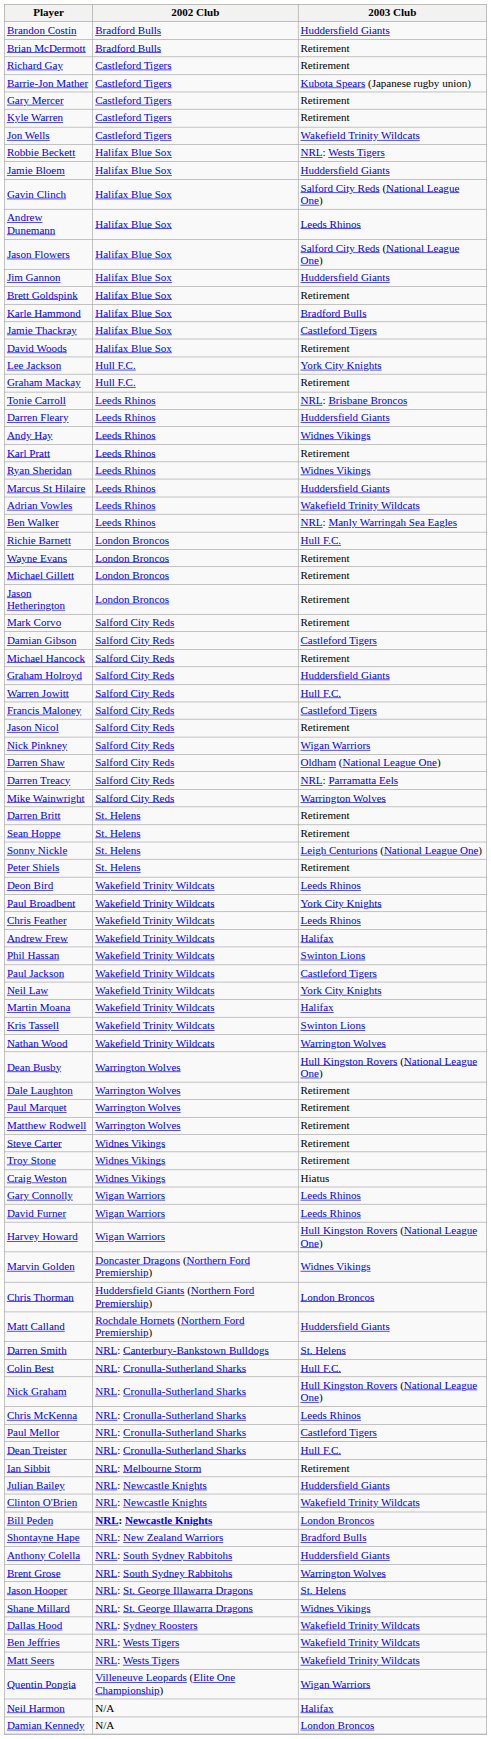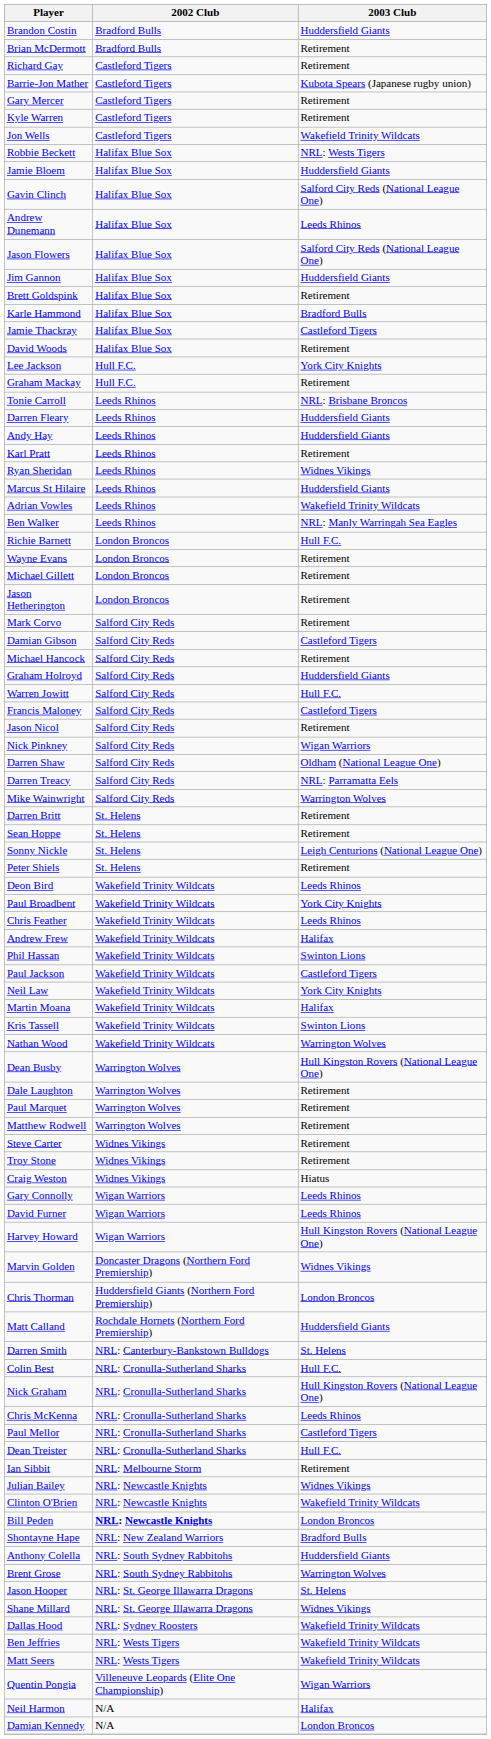(336, 435) Widnes Vikings -> (345, 435) Huddersfield Giants
(345, 1485) Huddersfield Giants -> (336, 1485) Widnes Vikings
